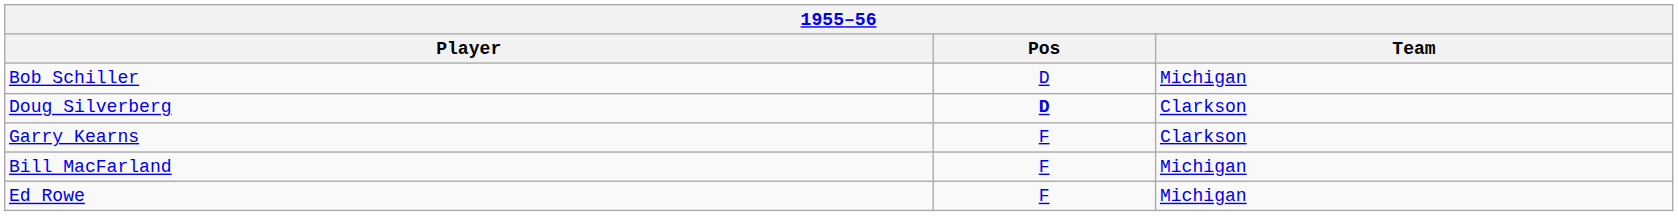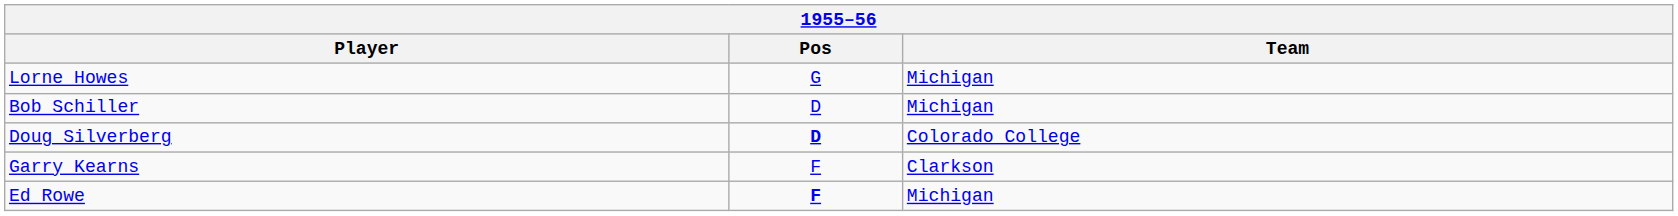+ row: (69, 78)
(1203, 108) Clarkson -> (994, 137) Colorado College
- row: (90, 167)
(1044, 196) normal -> (816, 196) bold
